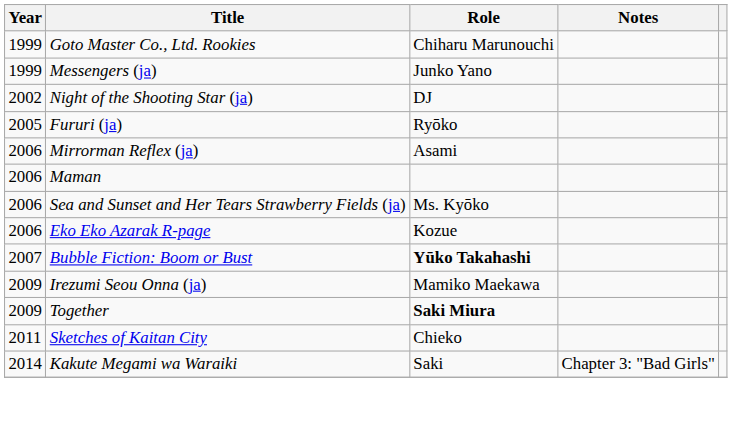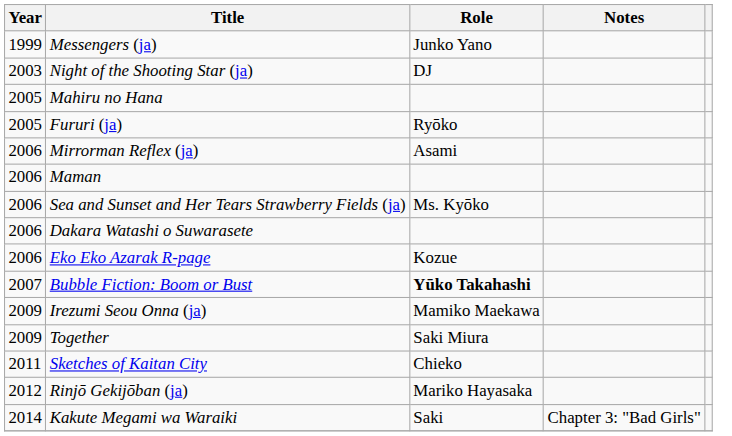- row: (153, 44)
(25, 97) 2002 -> (25, 71) 2003
+ row: (106, 97)
+ row: (151, 230)
(454, 310) bold -> (451, 337) normal
+ row: (119, 390)
